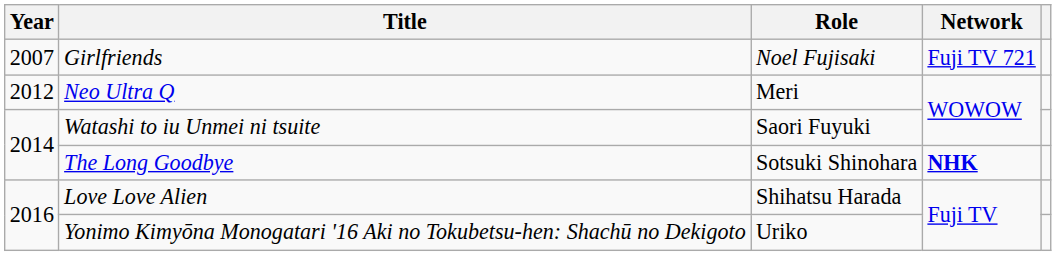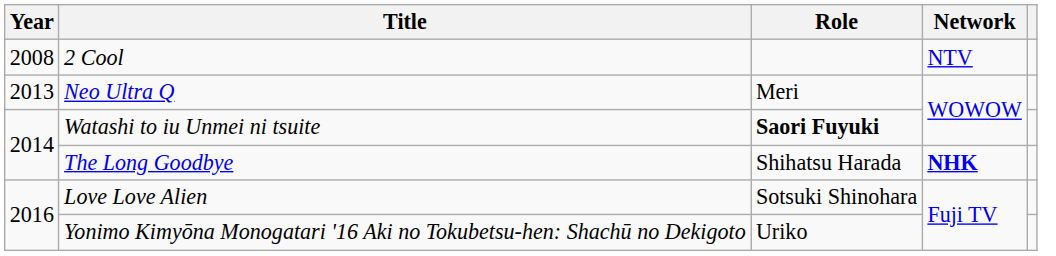- row: (113, 57)
+ row: (94, 57)
(32, 92) 2012 -> (32, 92) 2013
(813, 127) normal -> (818, 127) bold
(837, 162) Sotsuki Shinohara -> (829, 162) Shihatsu Harada
(829, 197) Shihatsu Harada -> (837, 197) Sotsuki Shinohara
